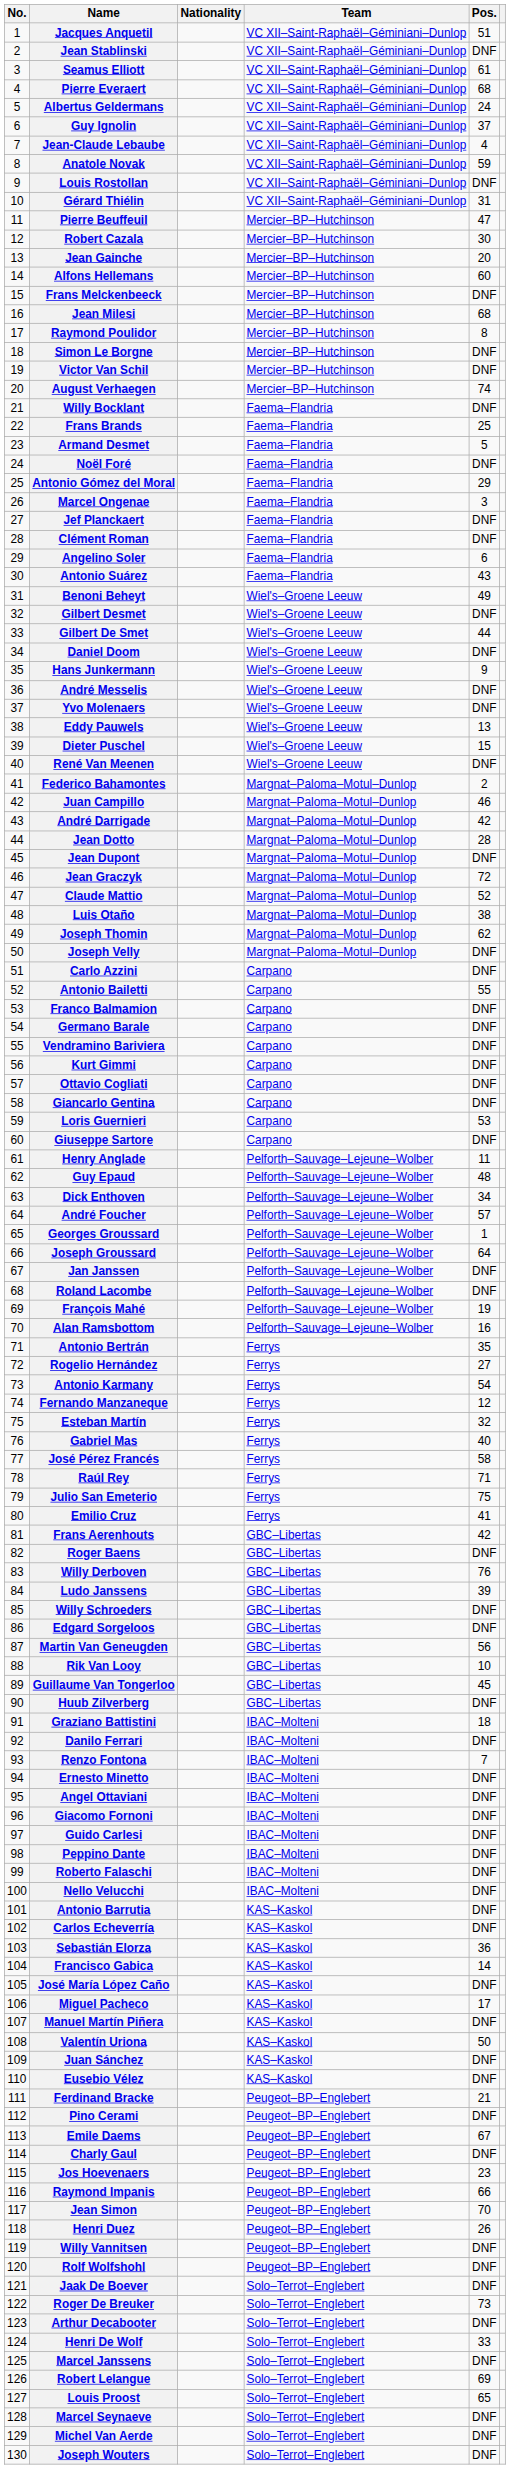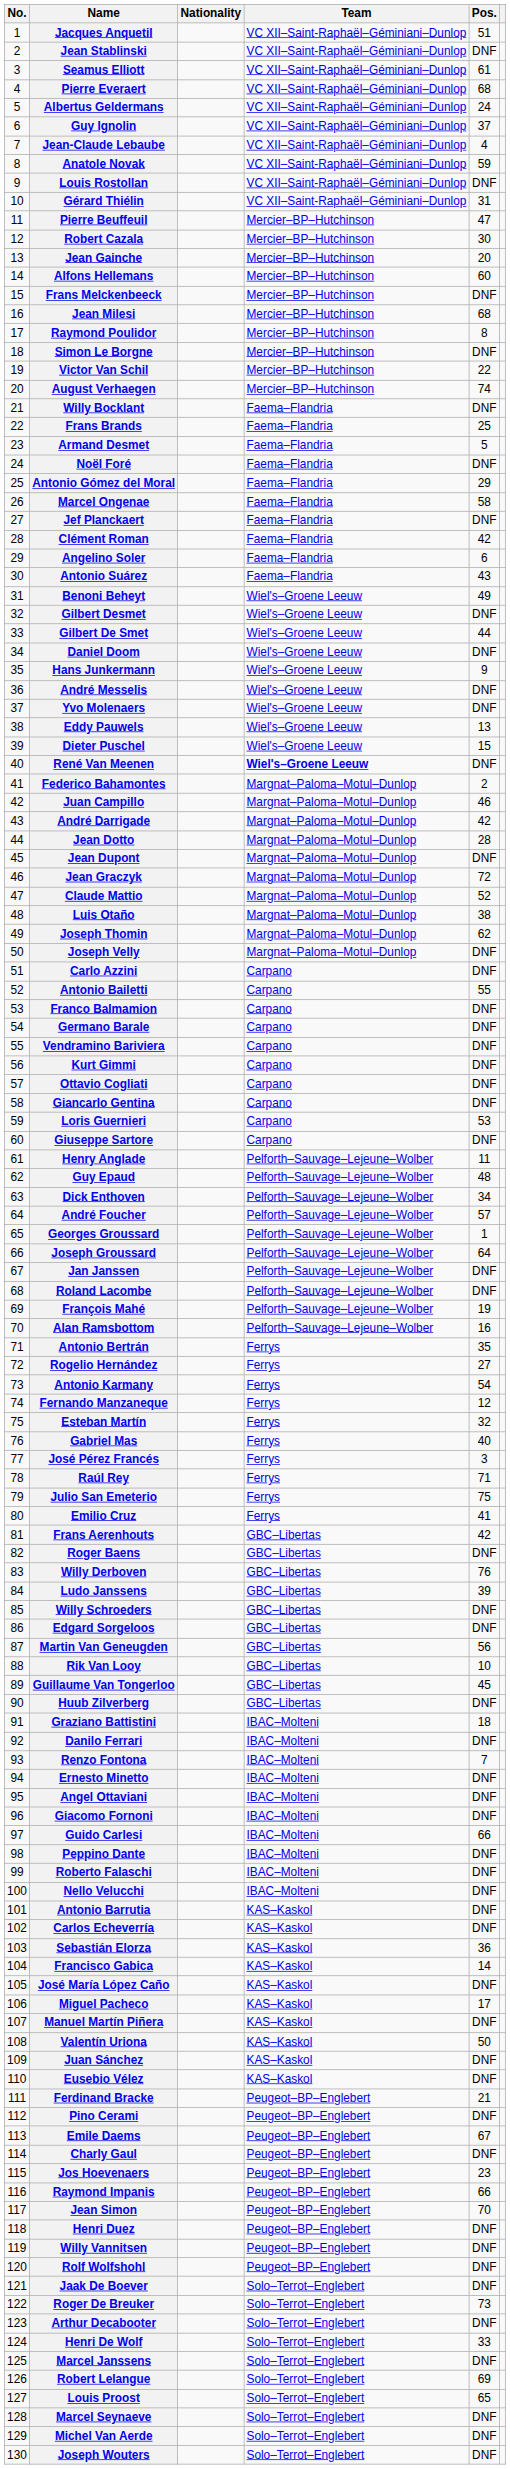(484, 370) DNF -> (484, 370) 22
(484, 502) 3 -> (484, 502) 58
(484, 539) DNF -> (484, 539) 42
(304, 764) normal -> (307, 764) bold
(484, 1459) 58 -> (484, 1459) 3
(484, 1835) DNF -> (484, 1835) 66
(484, 2229) 26 -> (484, 2229) DNF
